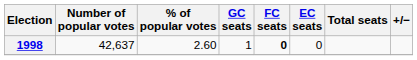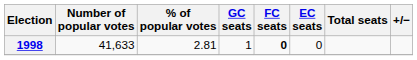(117, 45) 42,637 -> (117, 45) 41,633
(205, 45) 2.60 -> (205, 45) 2.81
